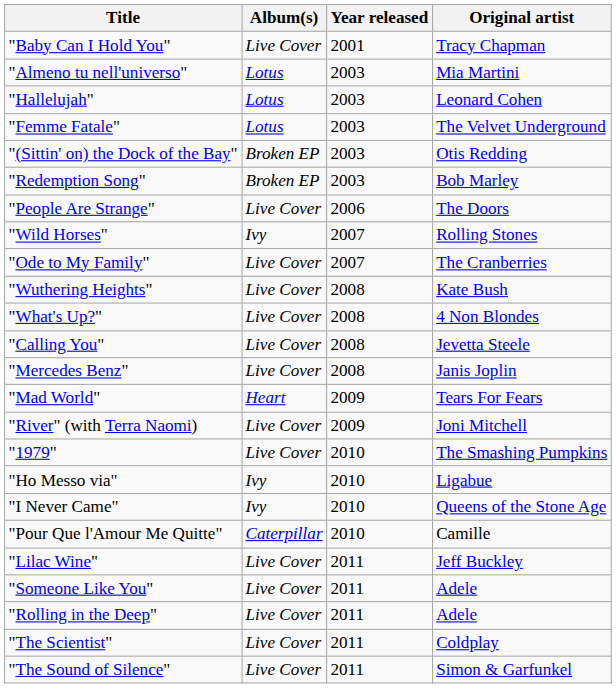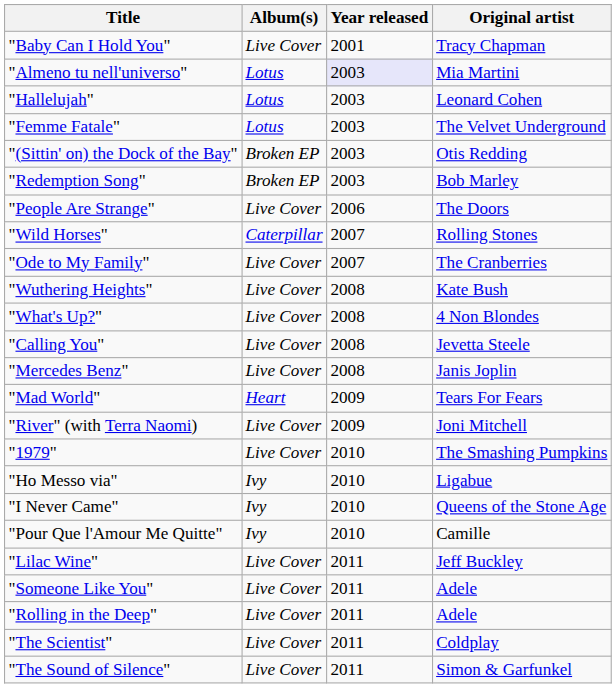(348, 72) no background -> (348, 72) lavender background
(256, 235) Ivy -> (284, 235) Caterpillar
(284, 533) Caterpillar -> (256, 533) Ivy
